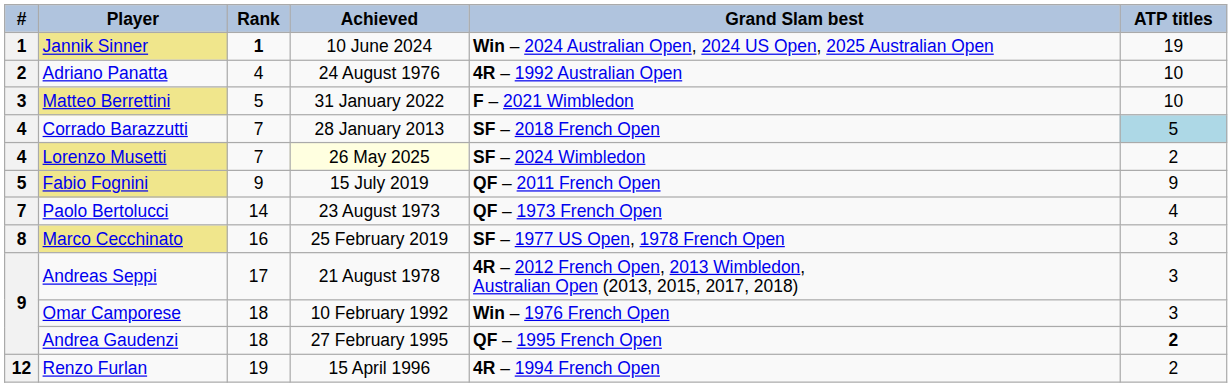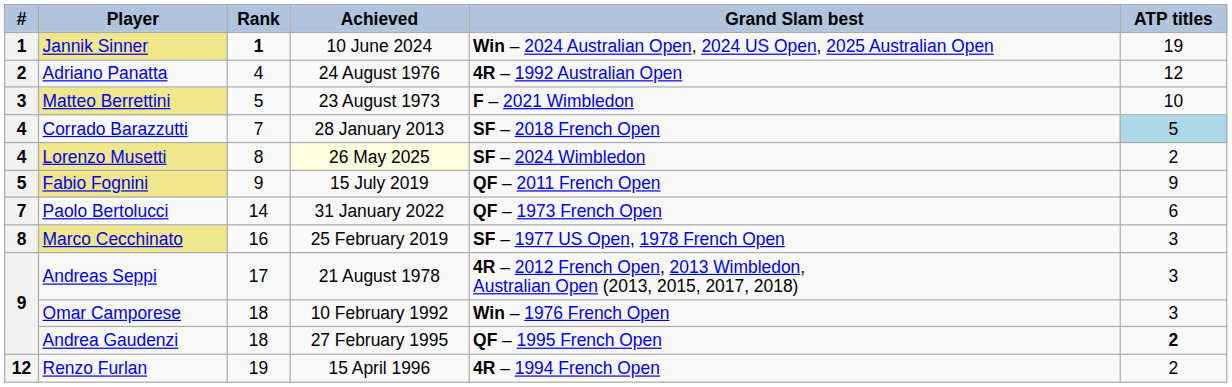(1173, 74) 10 -> (1173, 74) 12
(379, 101) 31 January 2022 -> (379, 101) 23 August 1973
(259, 156) 7 -> (259, 156) 8
(379, 211) 23 August 1973 -> (379, 211) 31 January 2022
(1173, 211) 4 -> (1173, 211) 6
